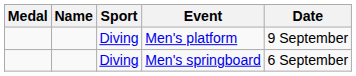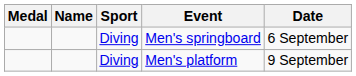rows swapped: (191, 38) <-> (203, 61)
